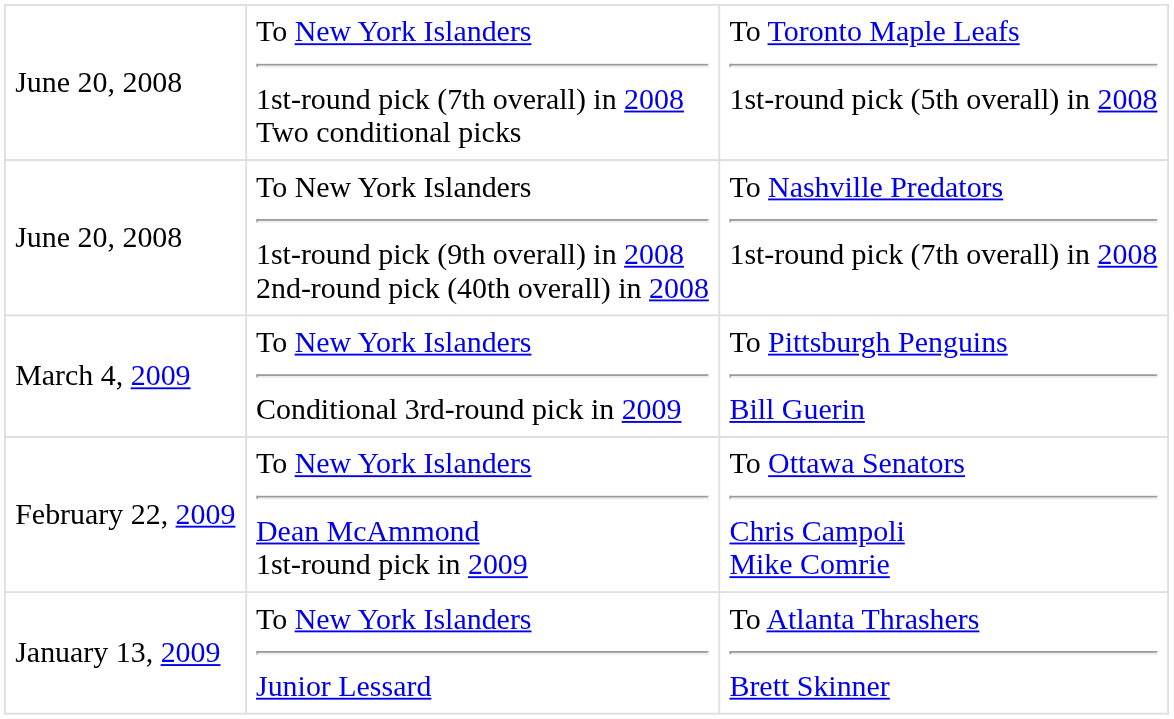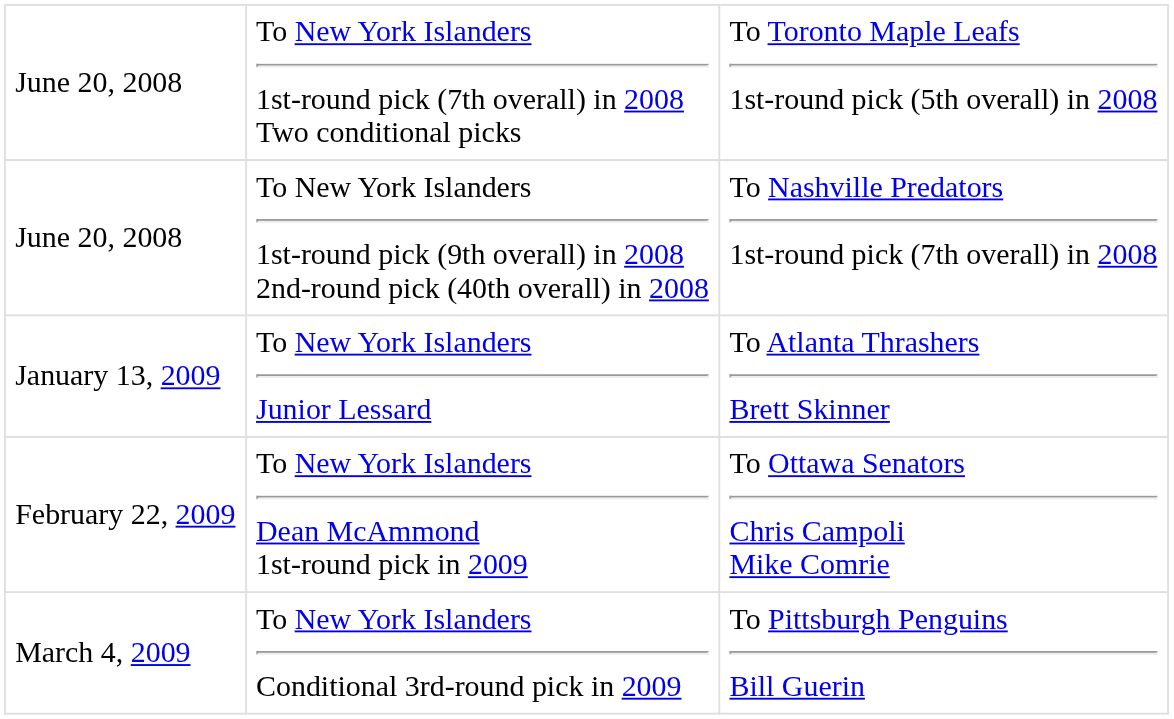rows swapped: (118, 652) <-> (103, 375)
